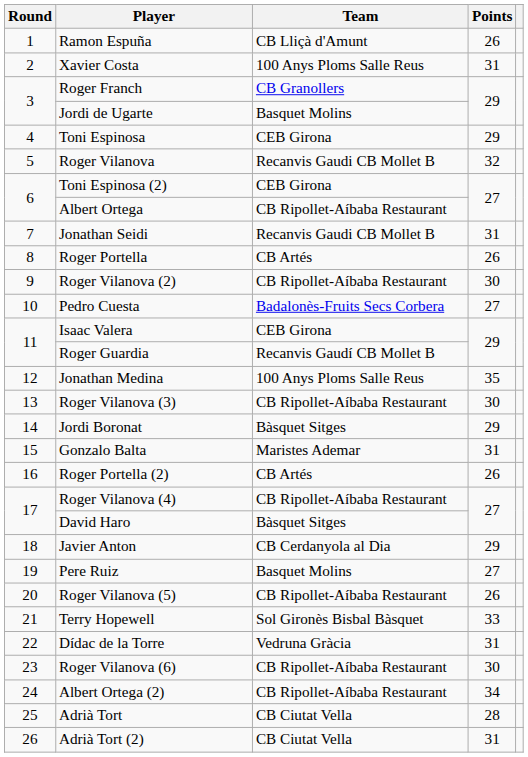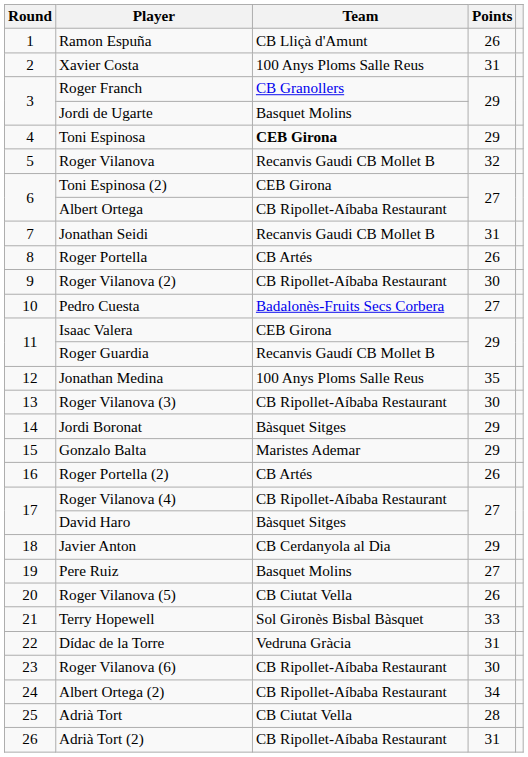(294, 137) normal -> (297, 137) bold
(492, 450) 31 -> (492, 450) 29
(351, 595) CB Ripollet-Aíbaba Restaurant -> (304, 595) CB Ciutat Vella
(304, 739) CB Ciutat Vella -> (351, 739) CB Ripollet-Aíbaba Restaurant
